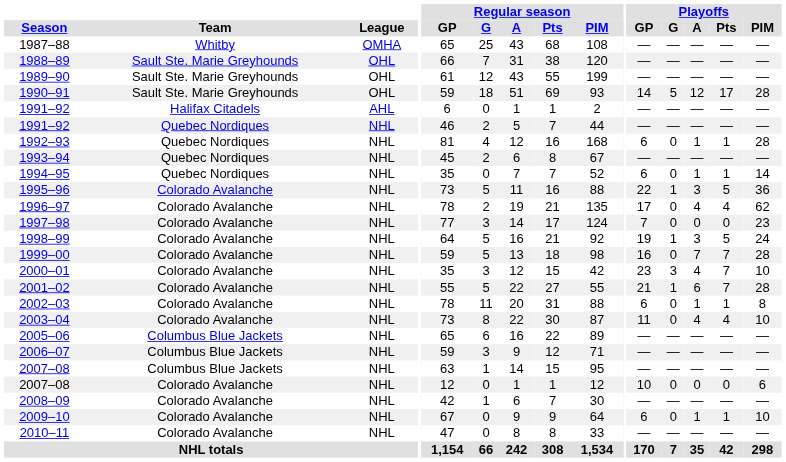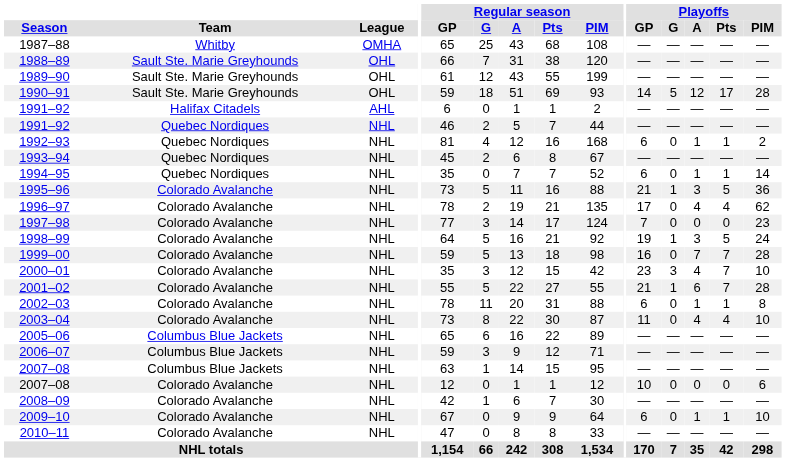(762, 141) 28 -> (762, 141) 2
(644, 190) 22 -> (644, 190) 21
